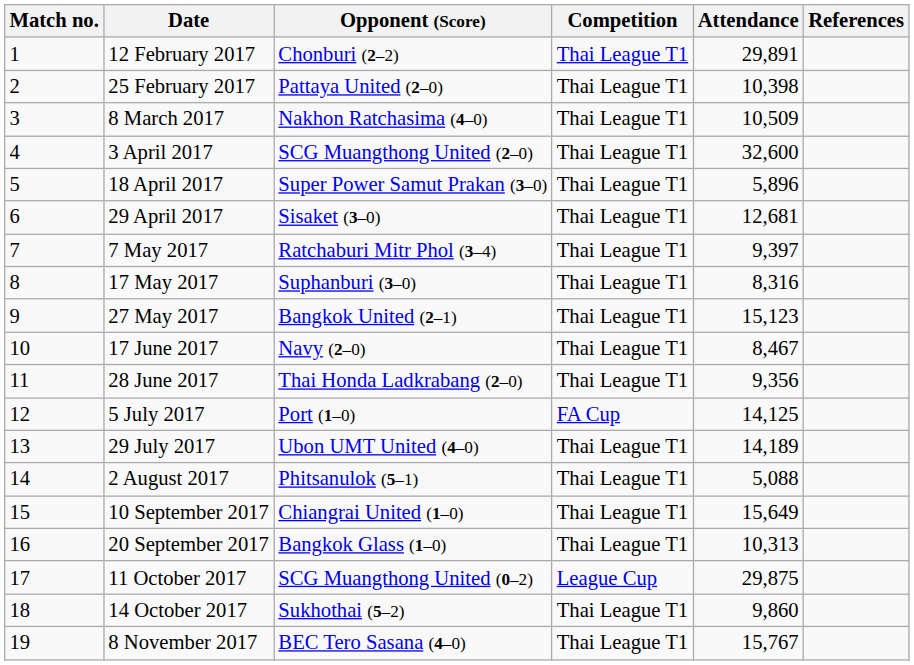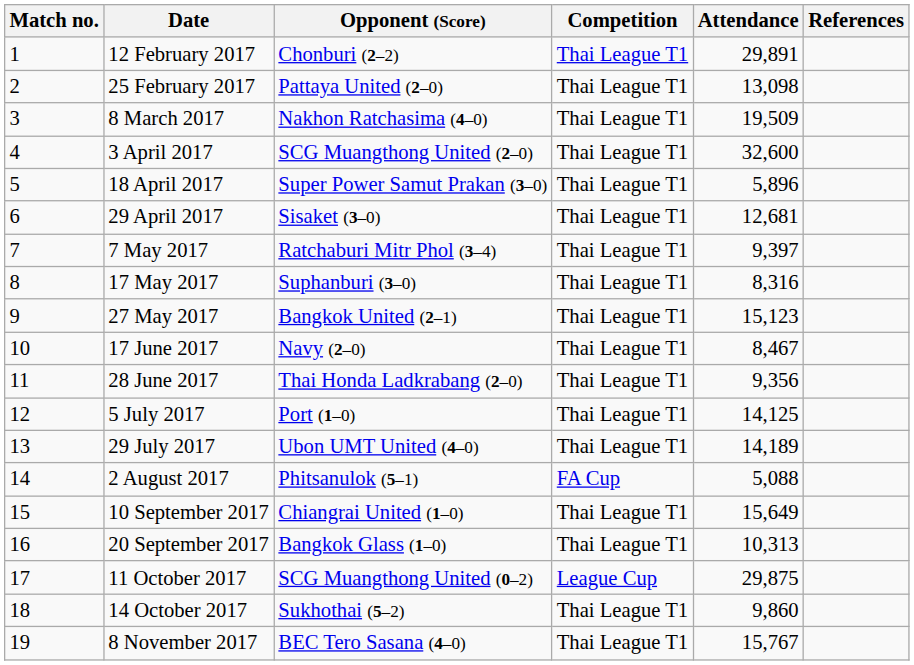(770, 86) 10,398 -> (770, 86) 13,098
(770, 119) 10,509 -> (770, 119) 19,509
(588, 413) FA Cup -> (622, 413) Thai League T1
(622, 479) Thai League T1 -> (588, 479) FA Cup
